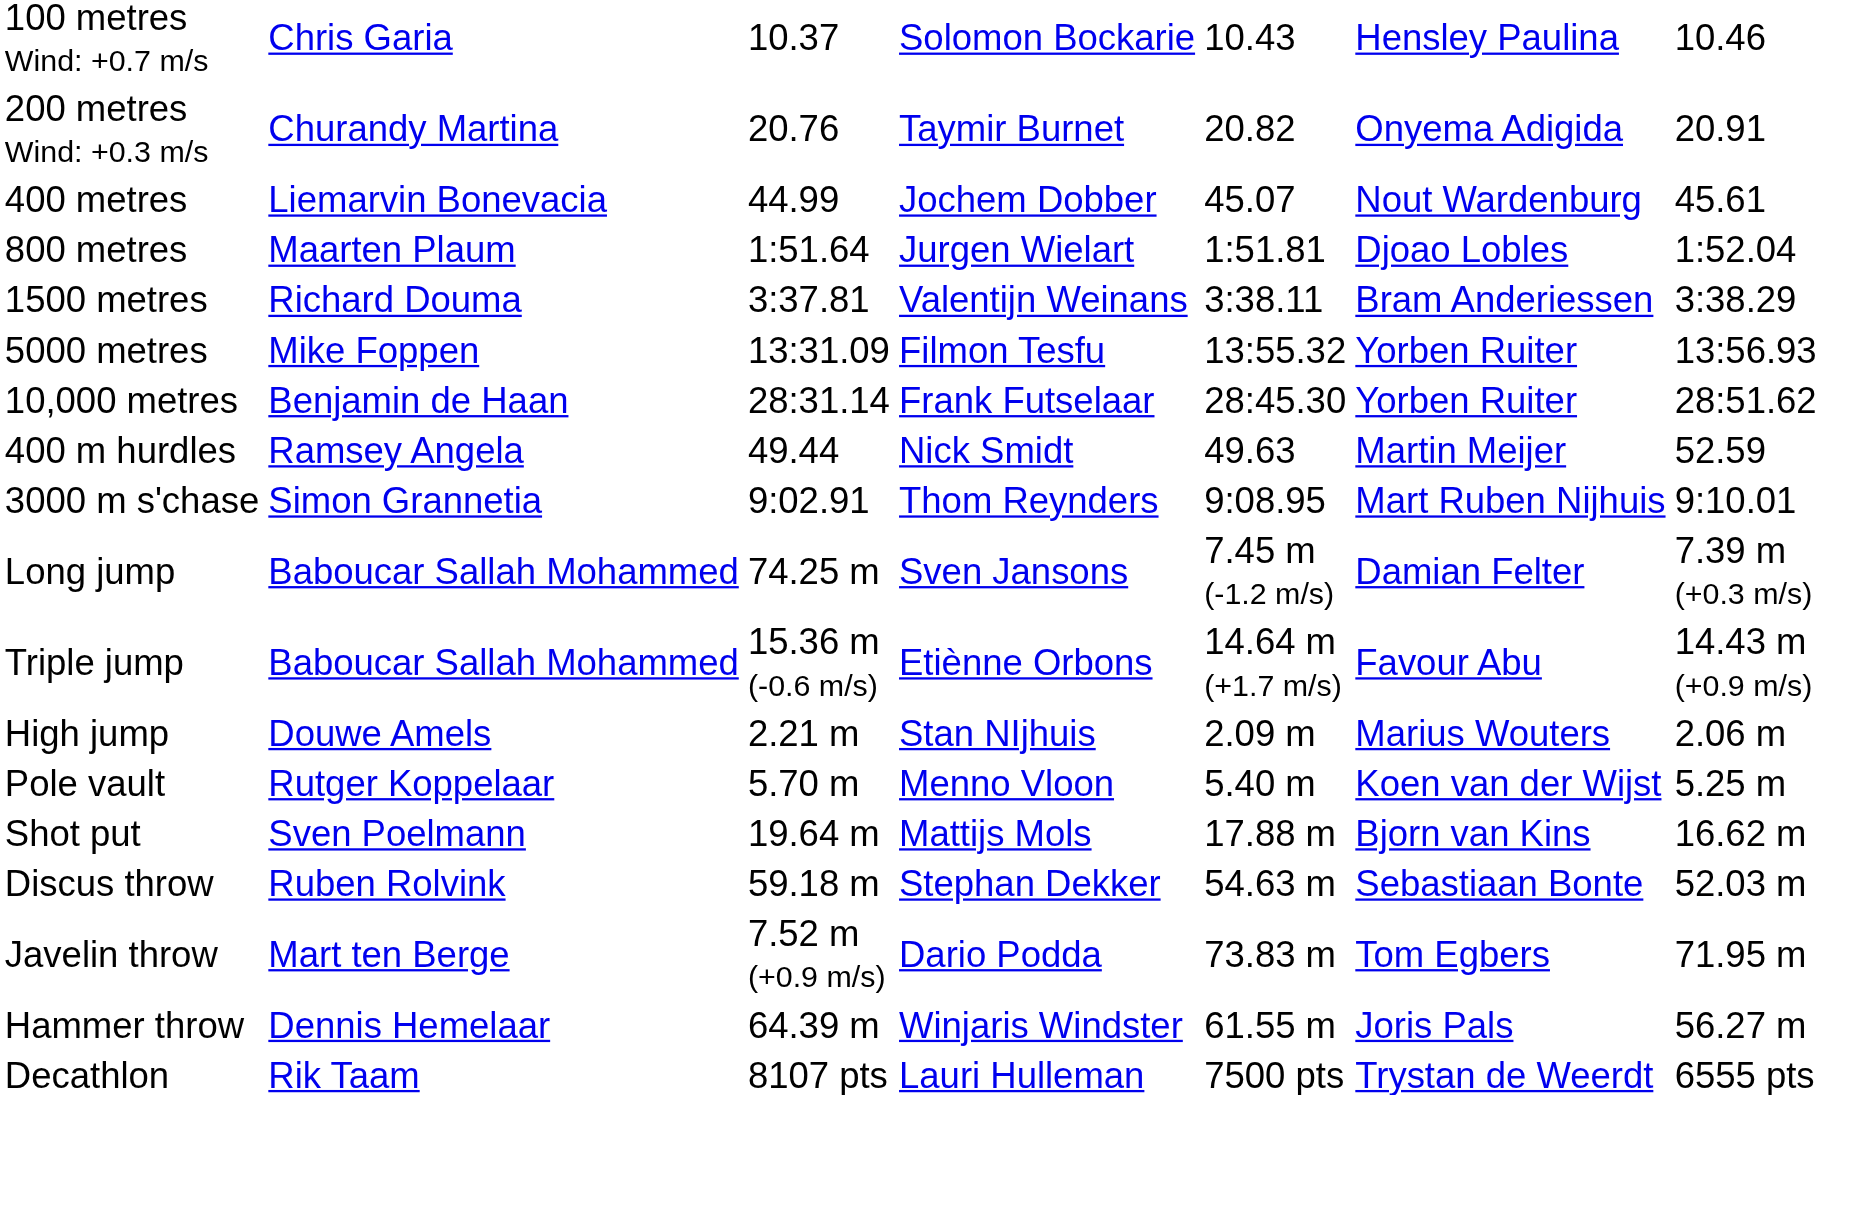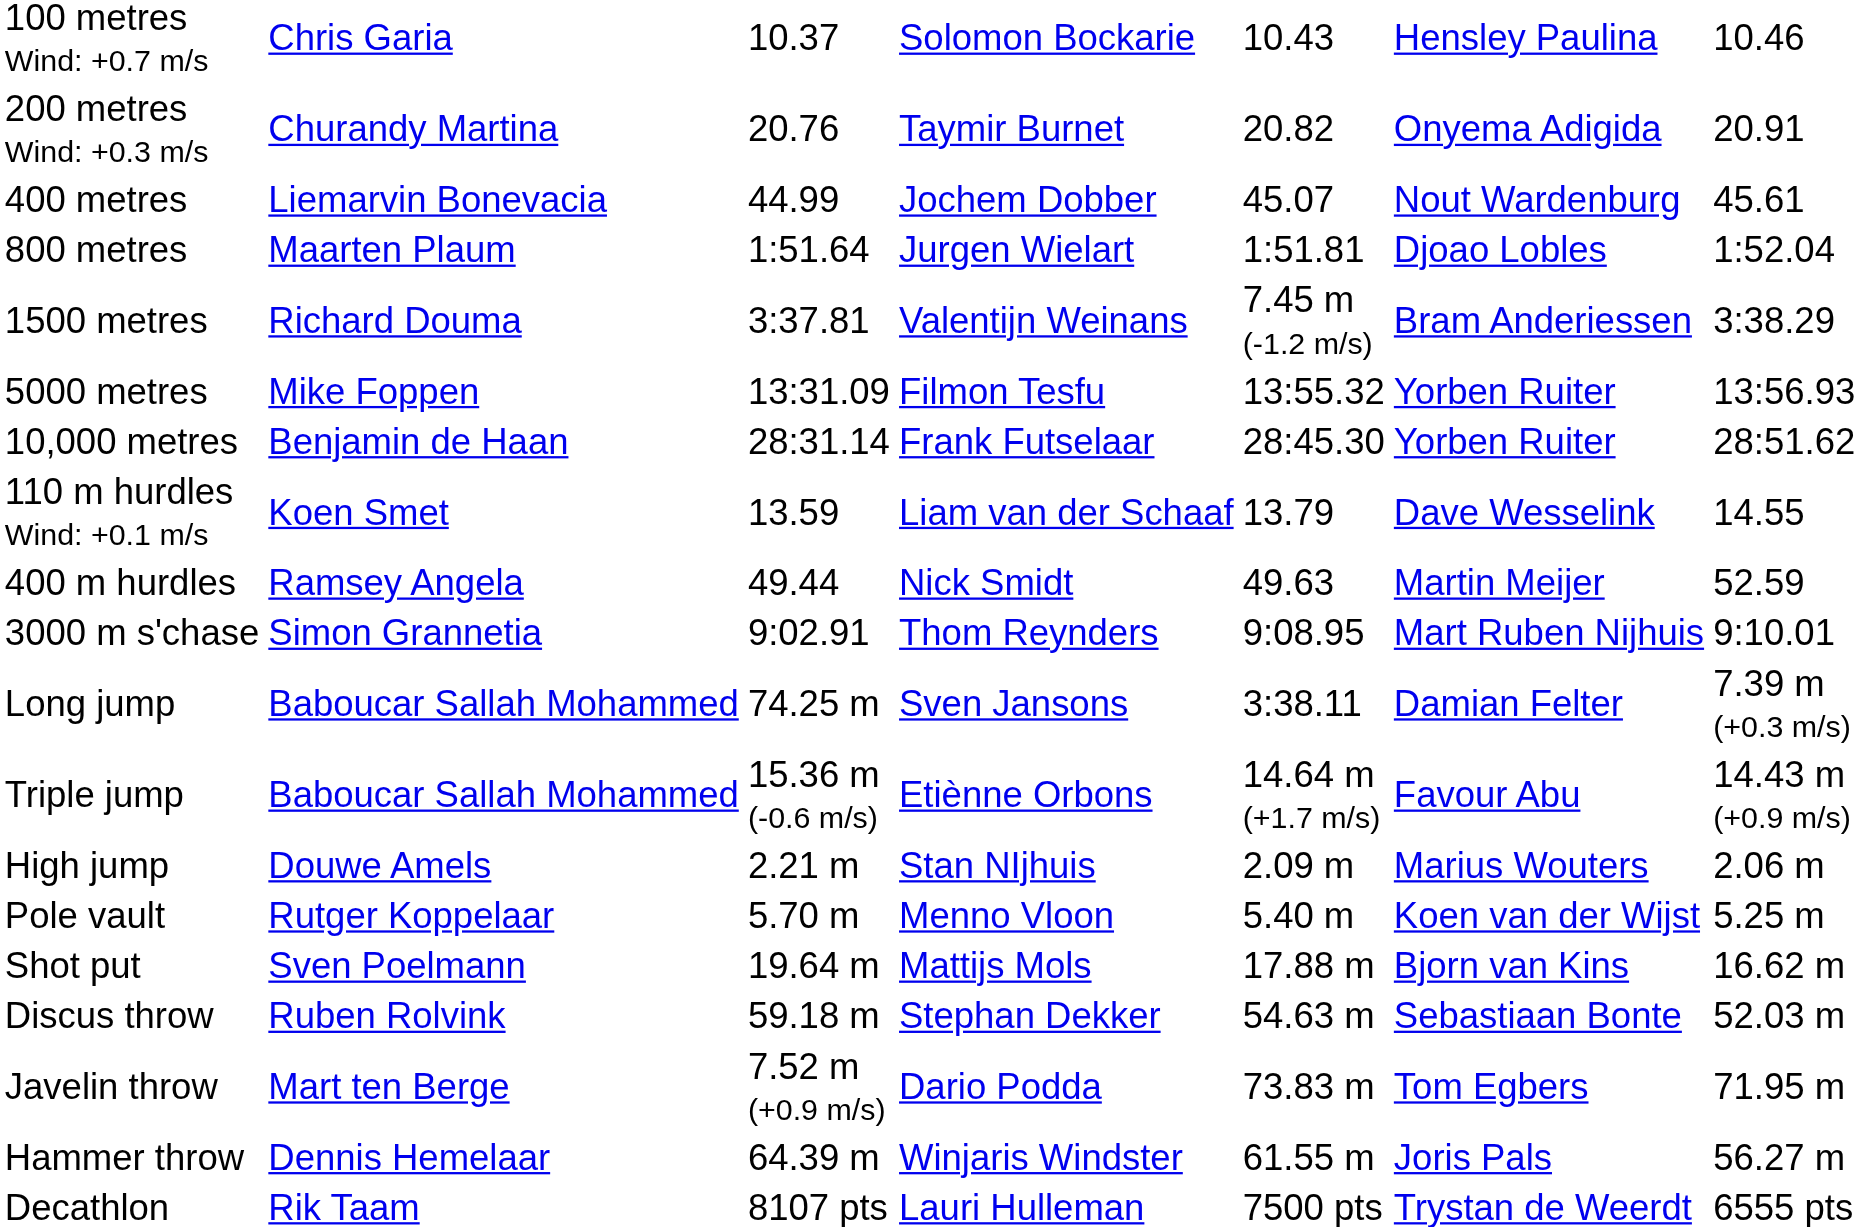(1264, 300) 3:38.11 -> (1308, 320) 7.45 m (-1.2 m/s)
+ row: (119, 512)
(1269, 571) 7.45 m (-1.2 m/s) -> (1302, 704) 3:38.11
